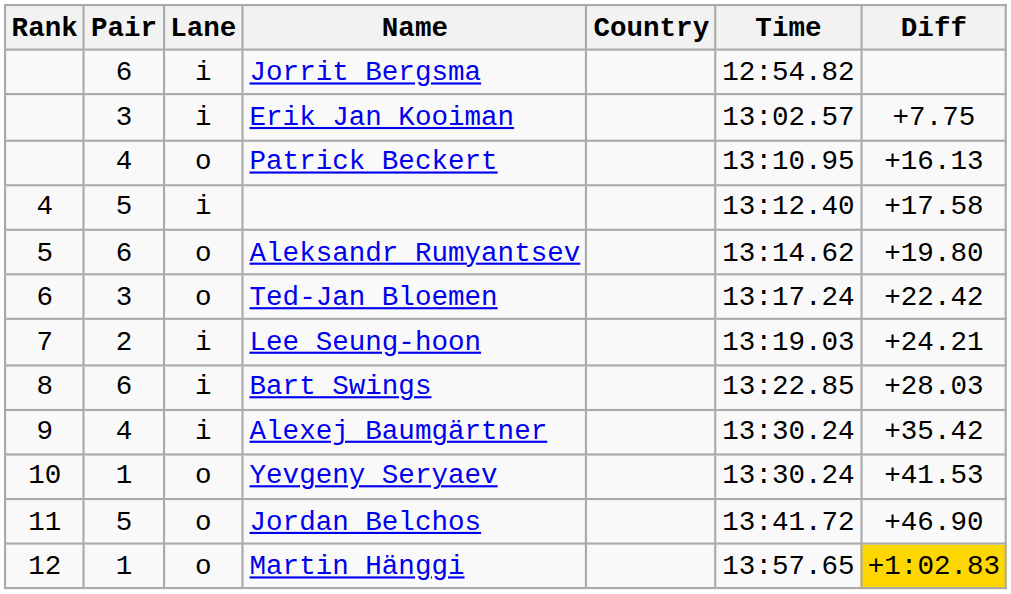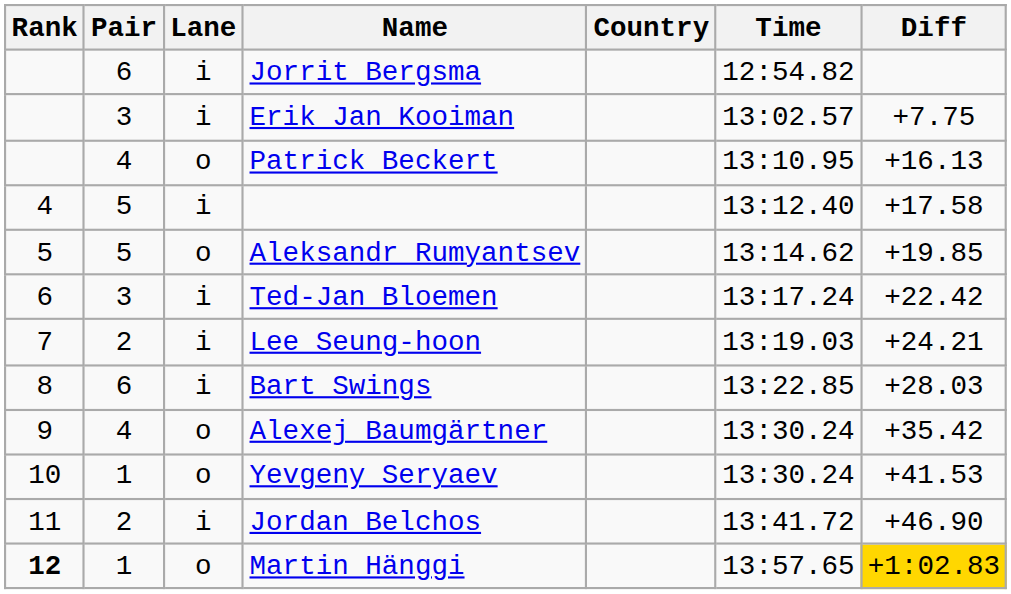(124, 252) 6 -> (124, 252) 5
(934, 252) +19.80 -> (934, 252) +19.85
(203, 297) o -> (203, 297) i
(203, 432) i -> (203, 432) o
(124, 522) 5 -> (124, 522) 2
(203, 522) o -> (203, 522) i
(45, 567) normal -> (45, 567) bold
